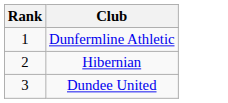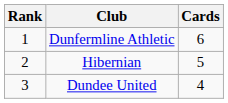+ column: (201, 16)
